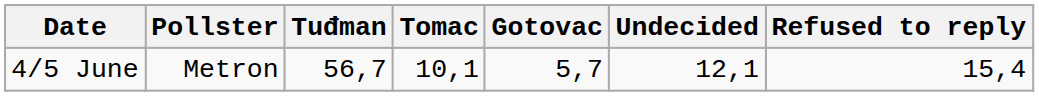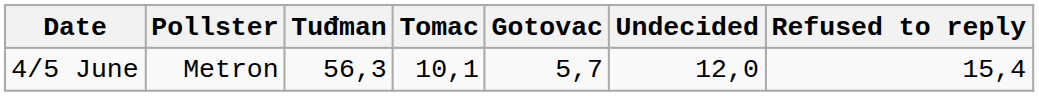(355, 70) 56,7 -> (355, 70) 56,3
(727, 70) 12,1 -> (727, 70) 12,0
